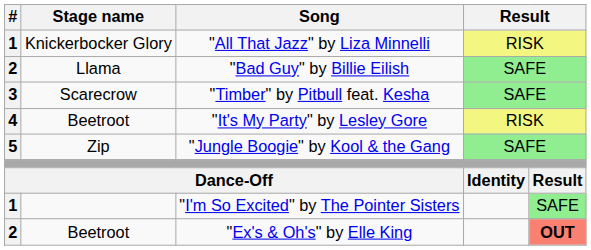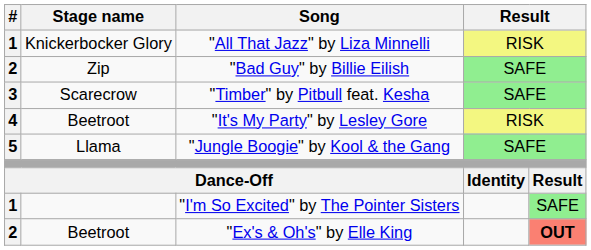(98, 69) Llama -> (98, 69) Zip
(98, 146) Zip -> (98, 146) Llama
